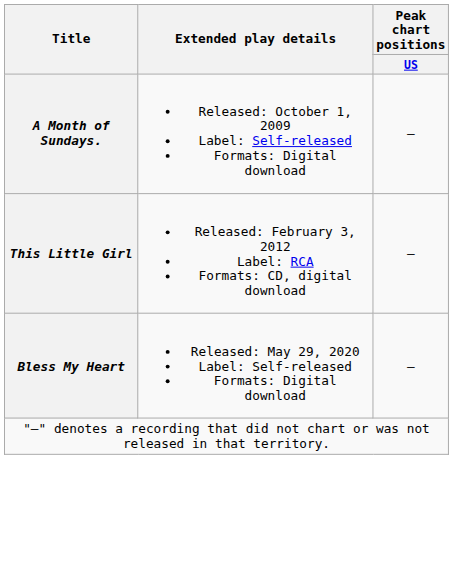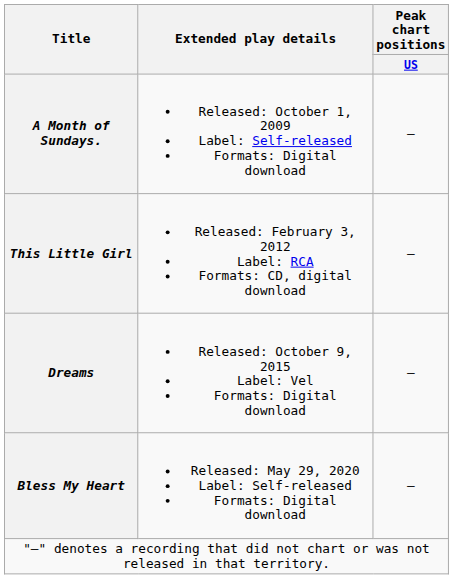+ row: (71, 373)
